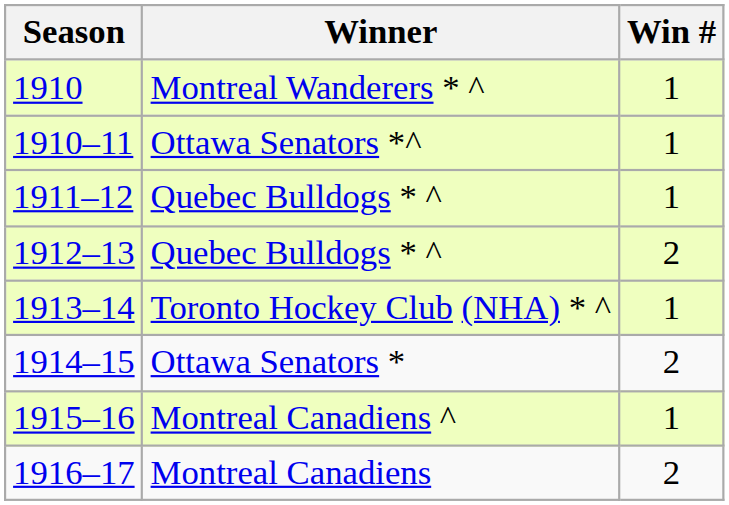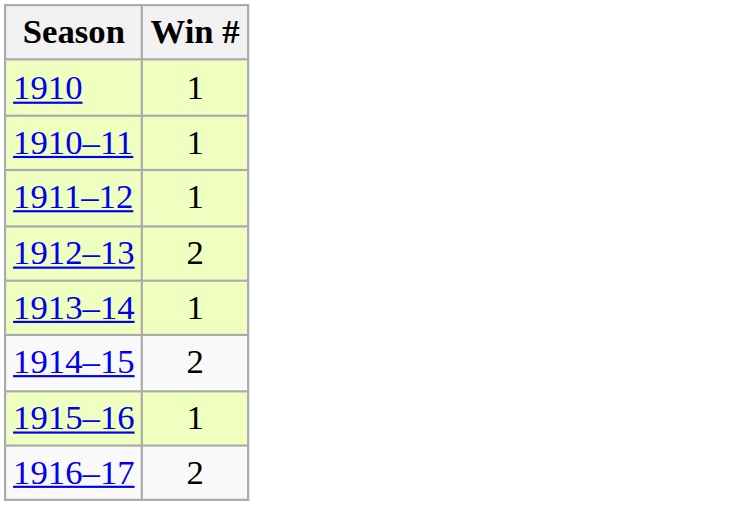- column: (381, 32)
